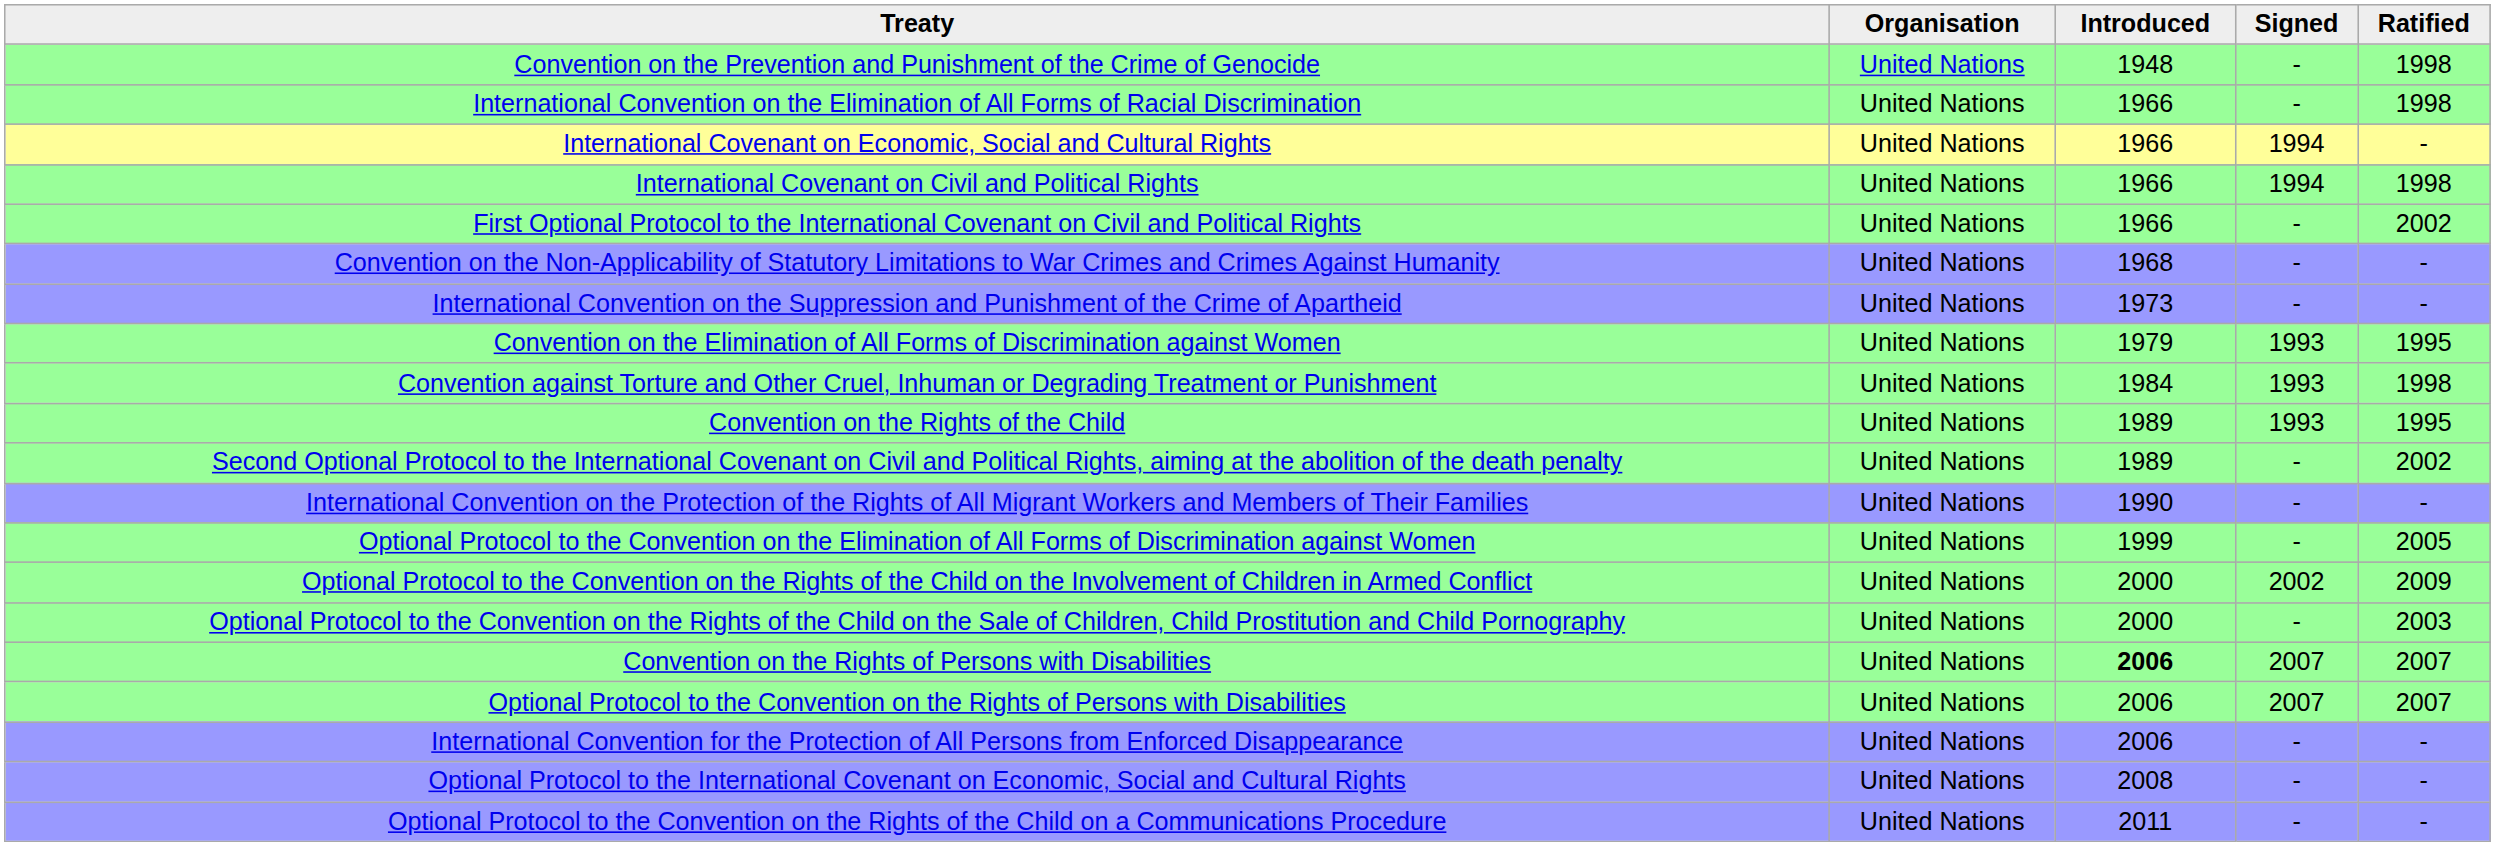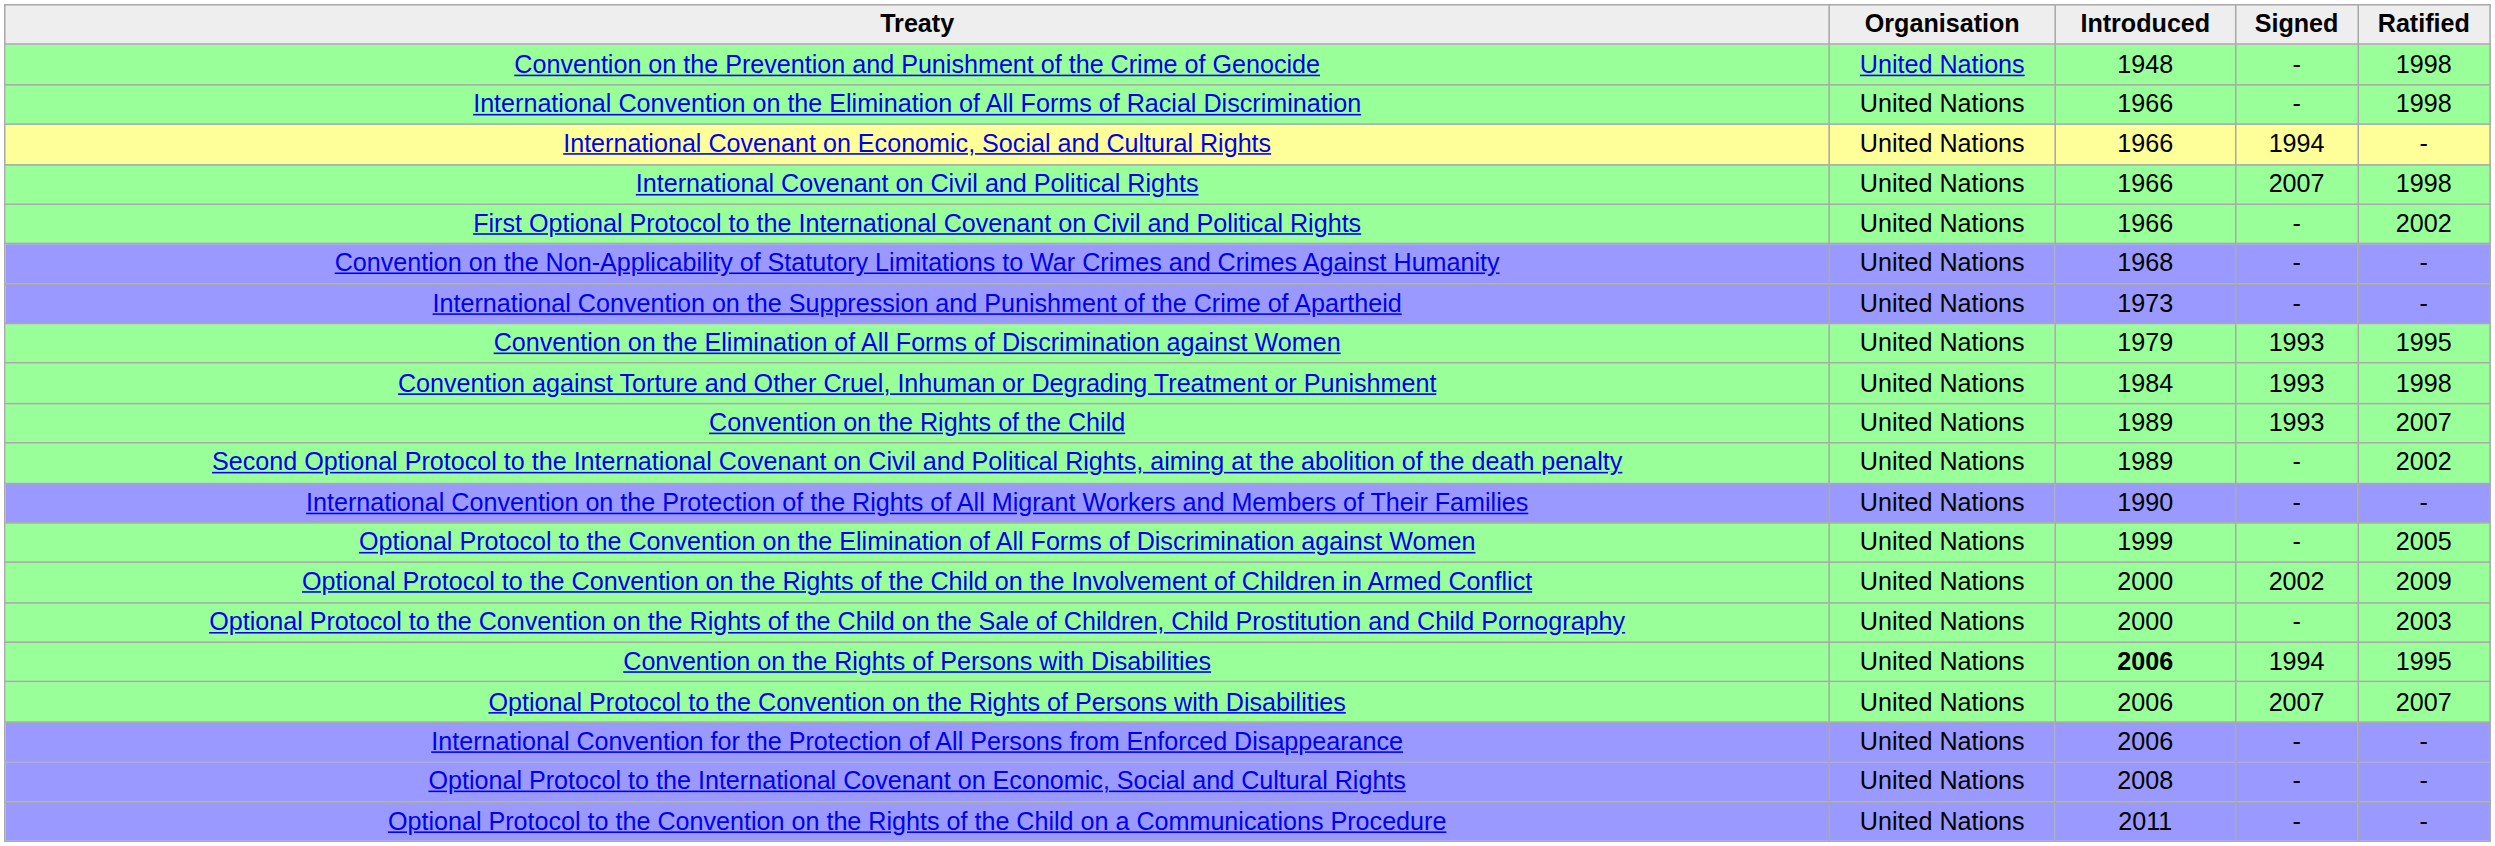(2297, 183) 1994 -> (2297, 183) 2007
(2424, 422) 1995 -> (2424, 422) 2007
(2297, 661) 2007 -> (2297, 661) 1994
(2424, 661) 2007 -> (2424, 661) 1995
